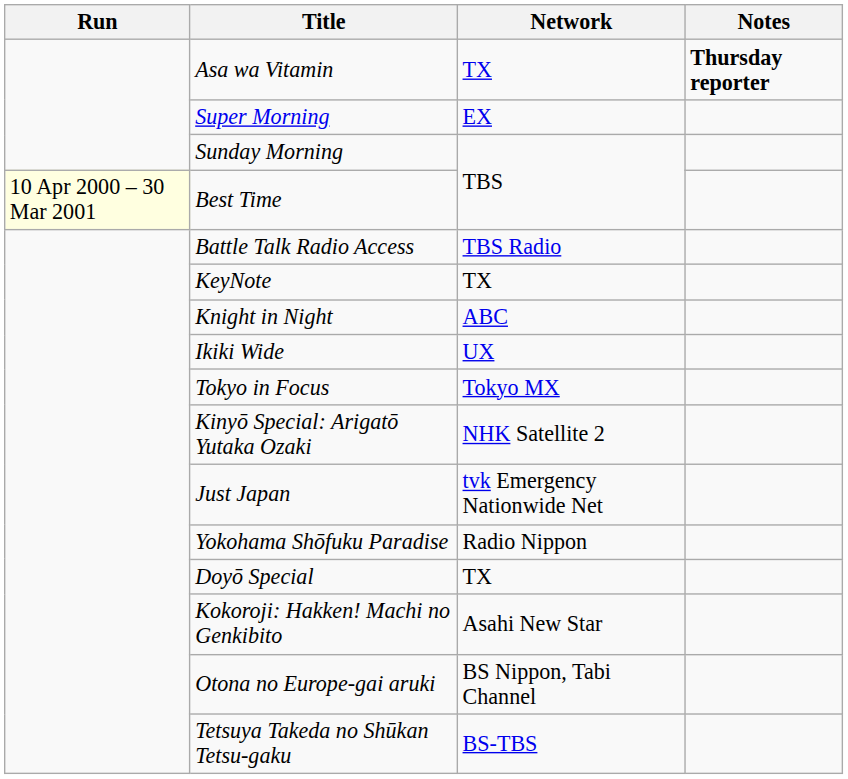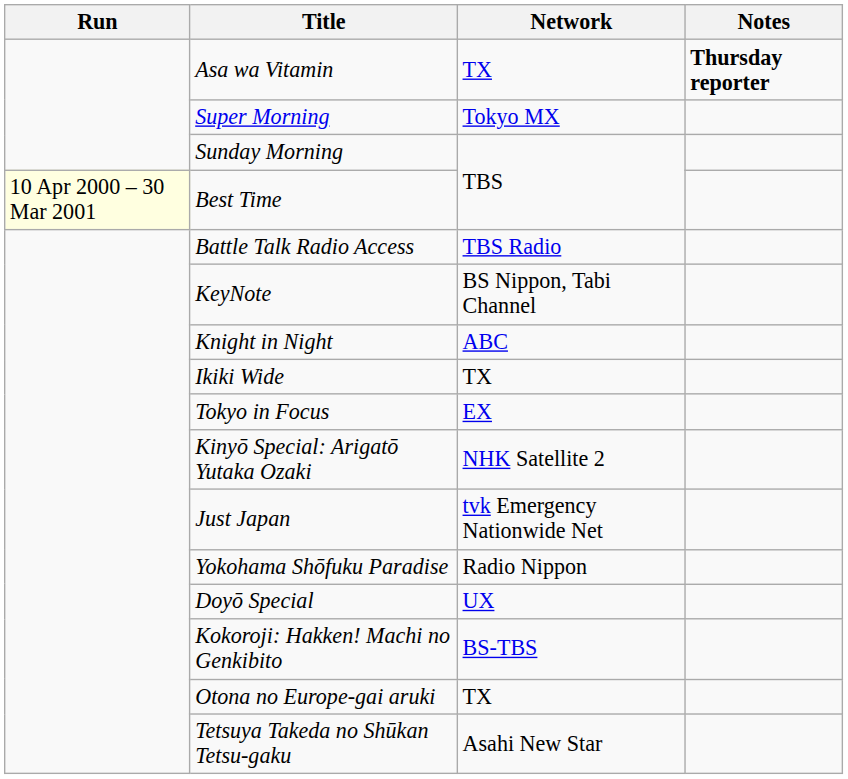(477, 116) EX -> (511, 116) Tokyo MX
(477, 281) TX -> (537, 294) BS Nippon, Tabi Channel
(478, 351) UX -> (477, 376) TX
(511, 386) Tokyo MX -> (477, 411) EX
(477, 576) TX -> (478, 601) UX
(532, 624) Asahi New Star -> (500, 648) BS-TBS
(537, 683) BS Nippon, Tabi Channel -> (477, 696) TX
(500, 743) BS-TBS -> (532, 743) Asahi New Star
